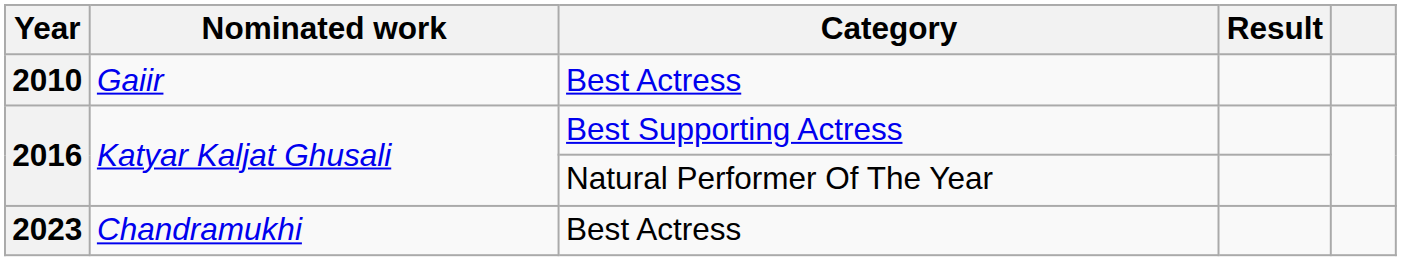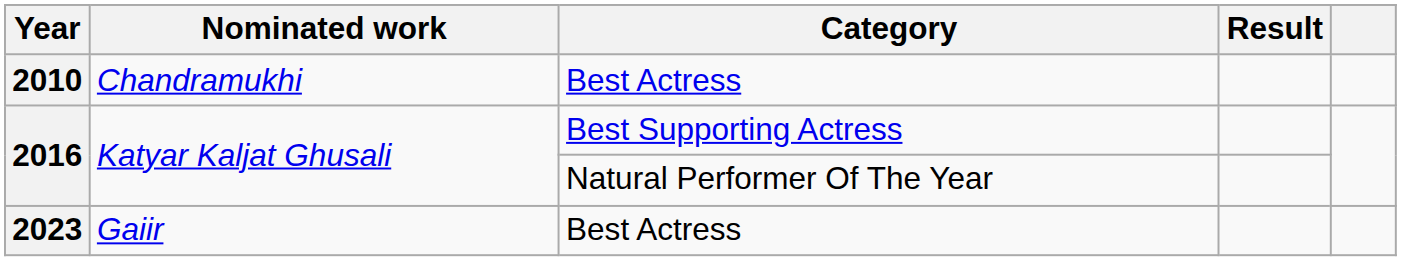(130, 79) Gaiir -> (199, 79) Chandramukhi
(199, 229) Chandramukhi -> (130, 229) Gaiir
